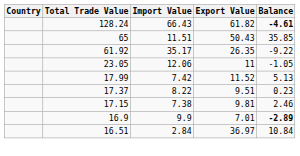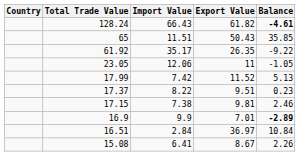+ row: (116, 144)
